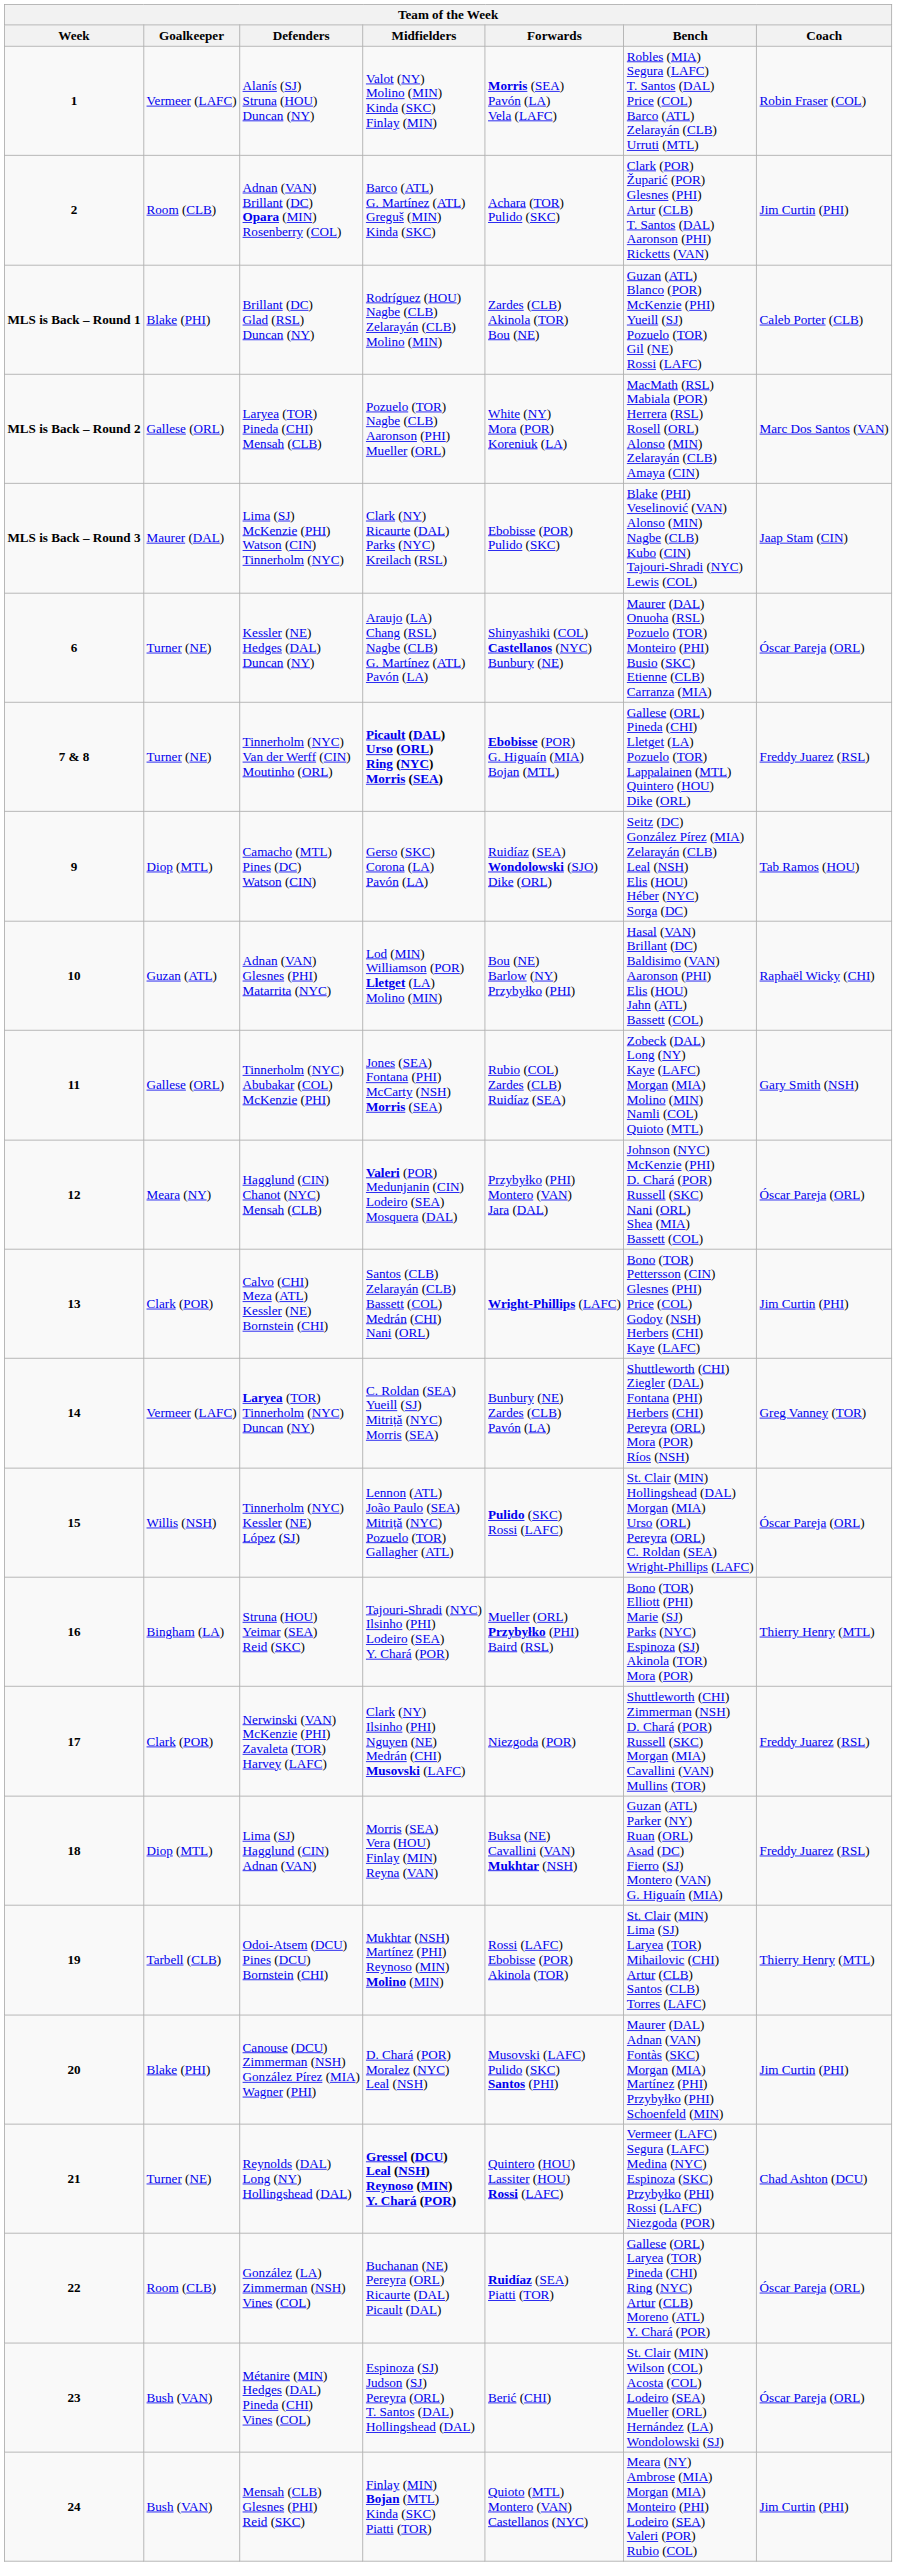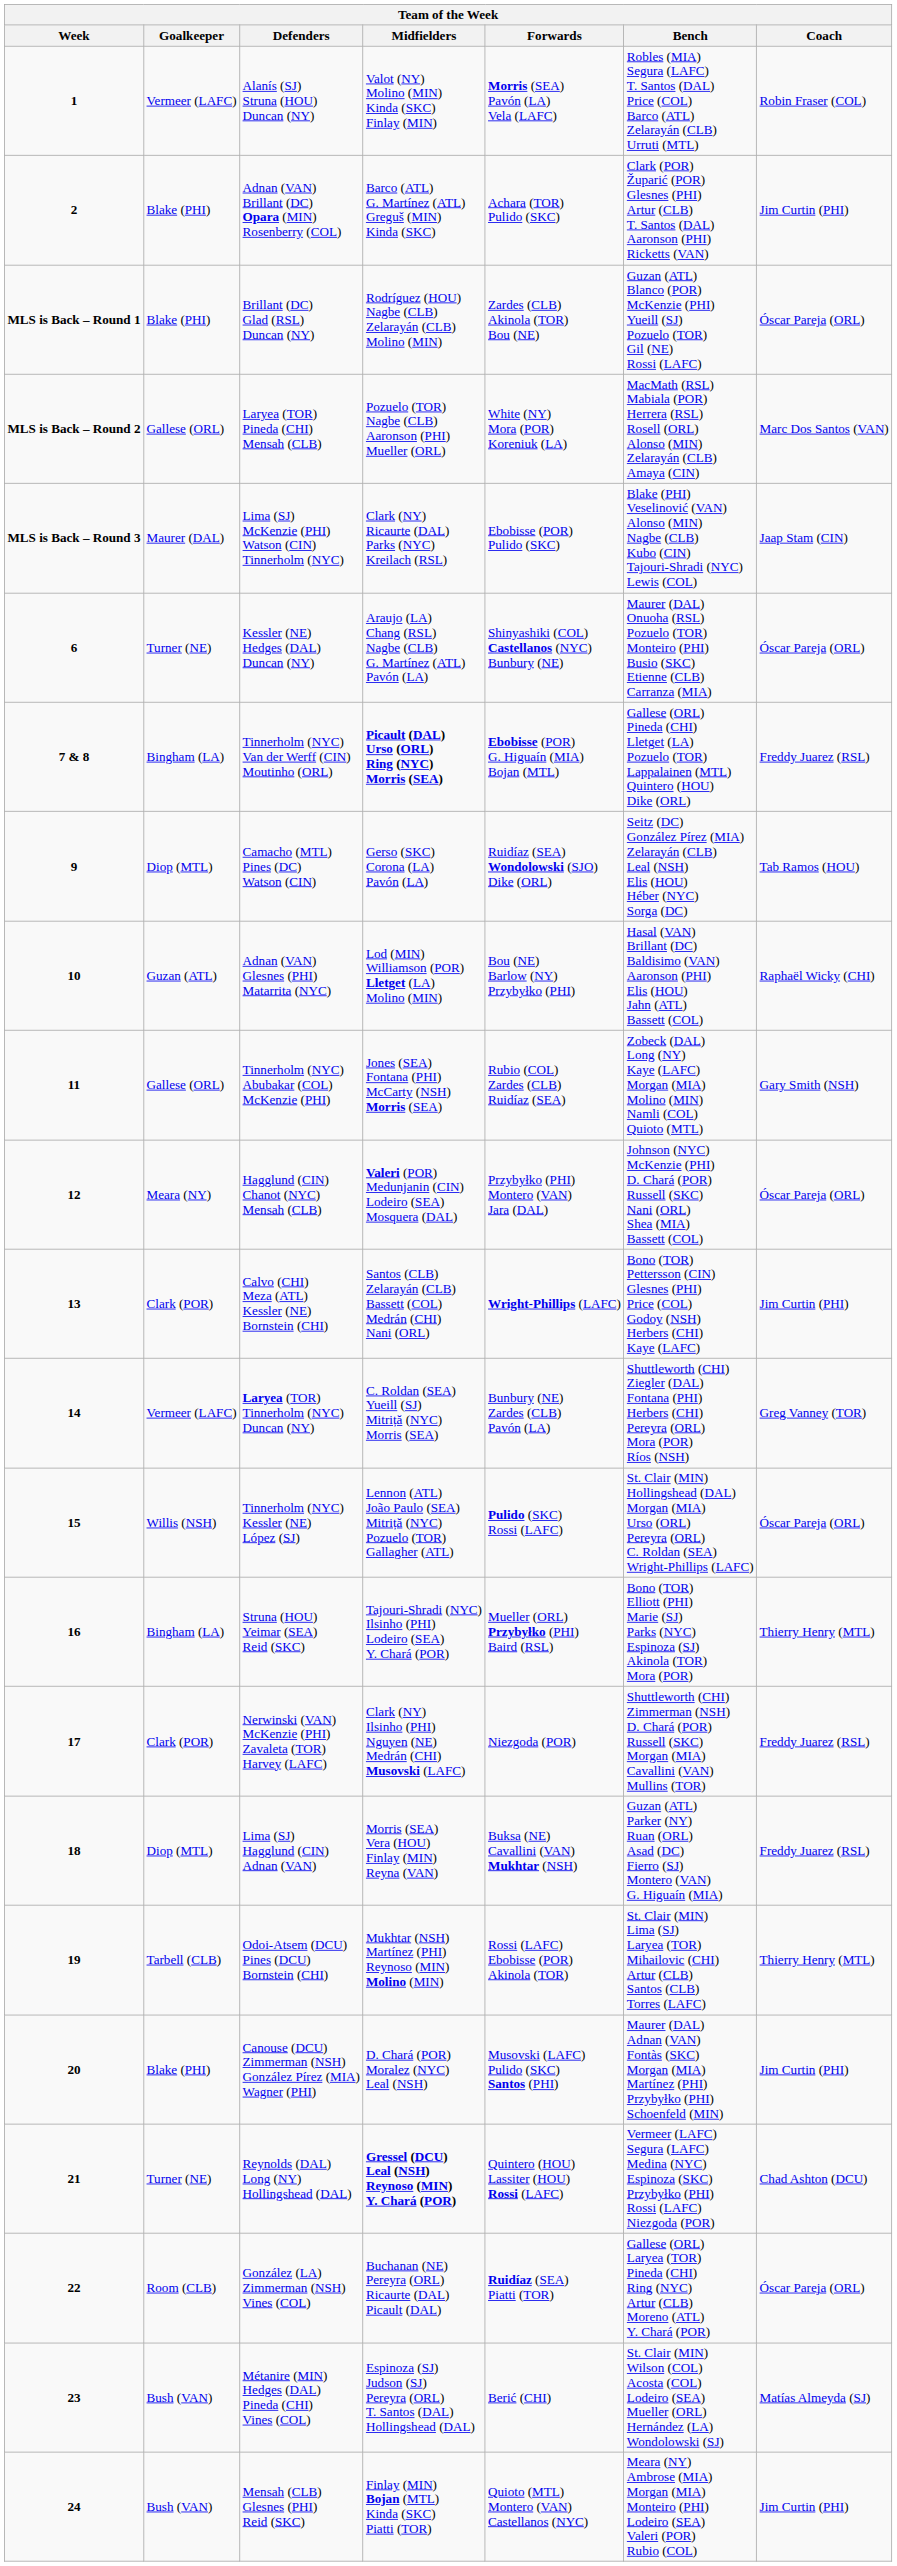(181, 210) Room (CLB) -> (178, 210) Blake (PHI)
(811, 319) Caleb Porter (CLB) -> (812, 319) Óscar Pareja (ORL)
(179, 757) Turner (NE) -> (185, 757) Bingham (LA)
(812, 2397) Óscar Pareja (ORL) -> (815, 2397) Matías Almeyda (SJ)
